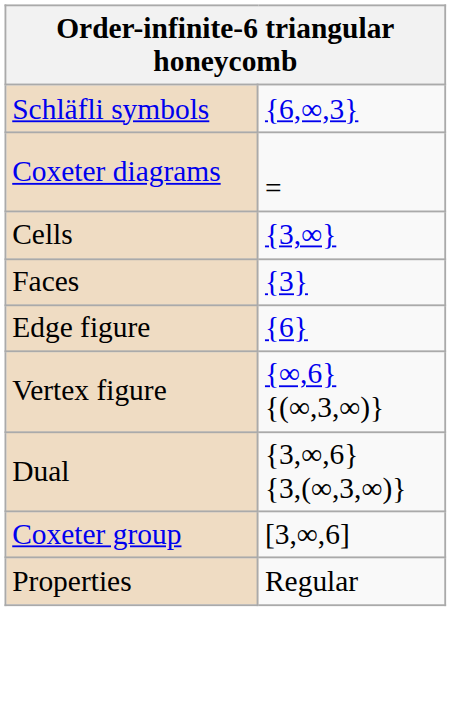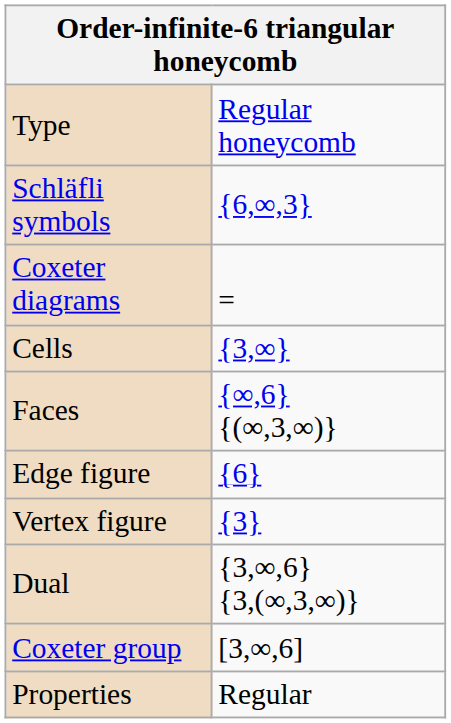+ row: (41, 124)
(286, 281) {3} -> (278, 410) {∞,6} {(∞,3,∞)}
(325, 391) {∞,6} {(∞,3,∞)} -> (240, 520) {3}
